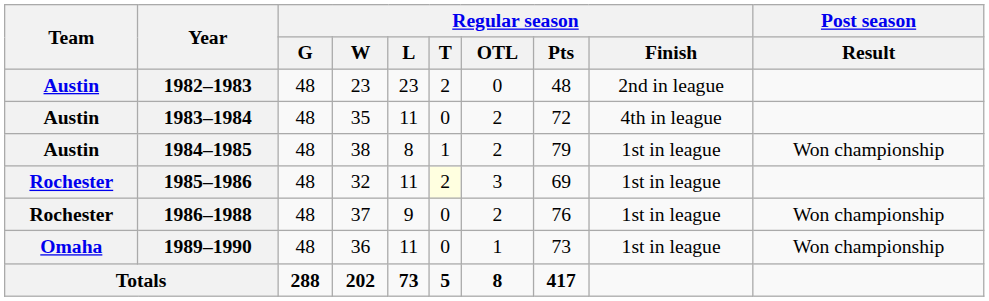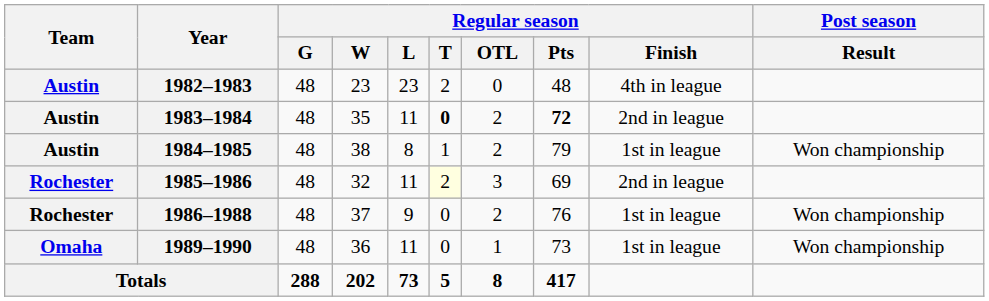(671, 85) 2nd in league -> (671, 85) 4th in league
(445, 117) normal -> (445, 117) bold
(561, 117) normal -> (561, 117) bold
(671, 117) 4th in league -> (671, 117) 2nd in league
(671, 182) 1st in league -> (671, 182) 2nd in league
